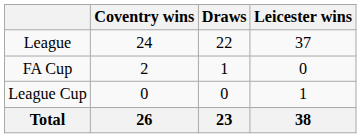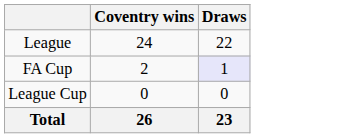- column: (303, 17)
(224, 68) no background -> (224, 68) lavender background
